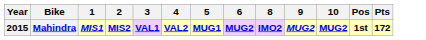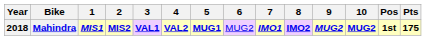+ column: (270, 12)
(17, 27) 2015 -> (17, 27) 2018
(239, 27) bold -> (239, 27) normal
(382, 27) 172 -> (411, 27) 175
